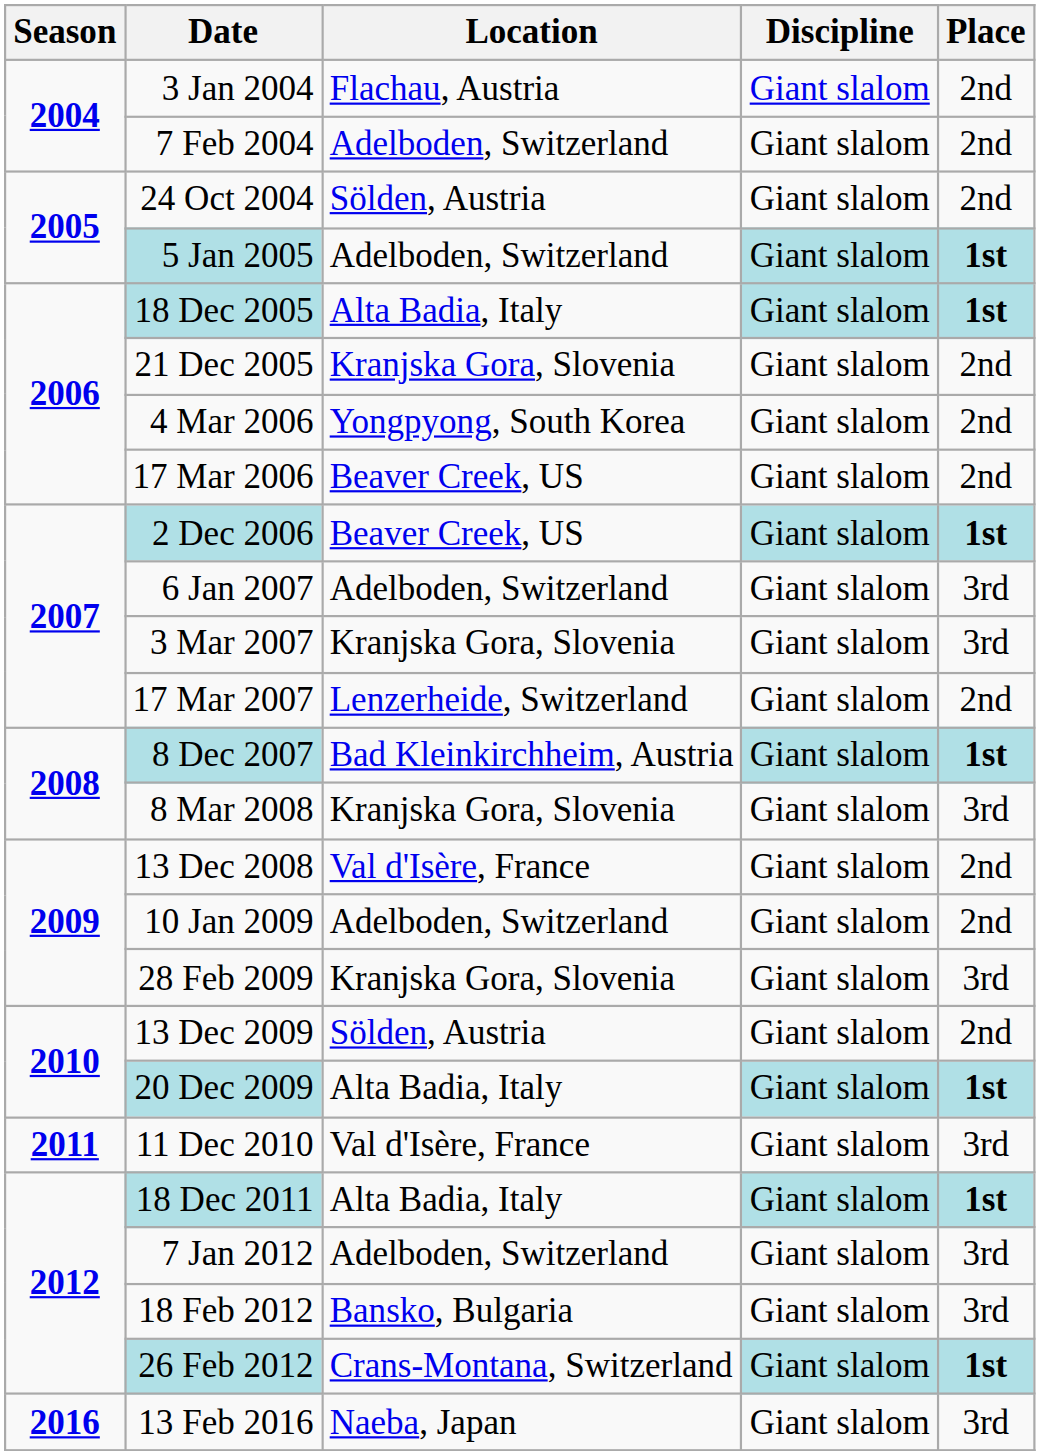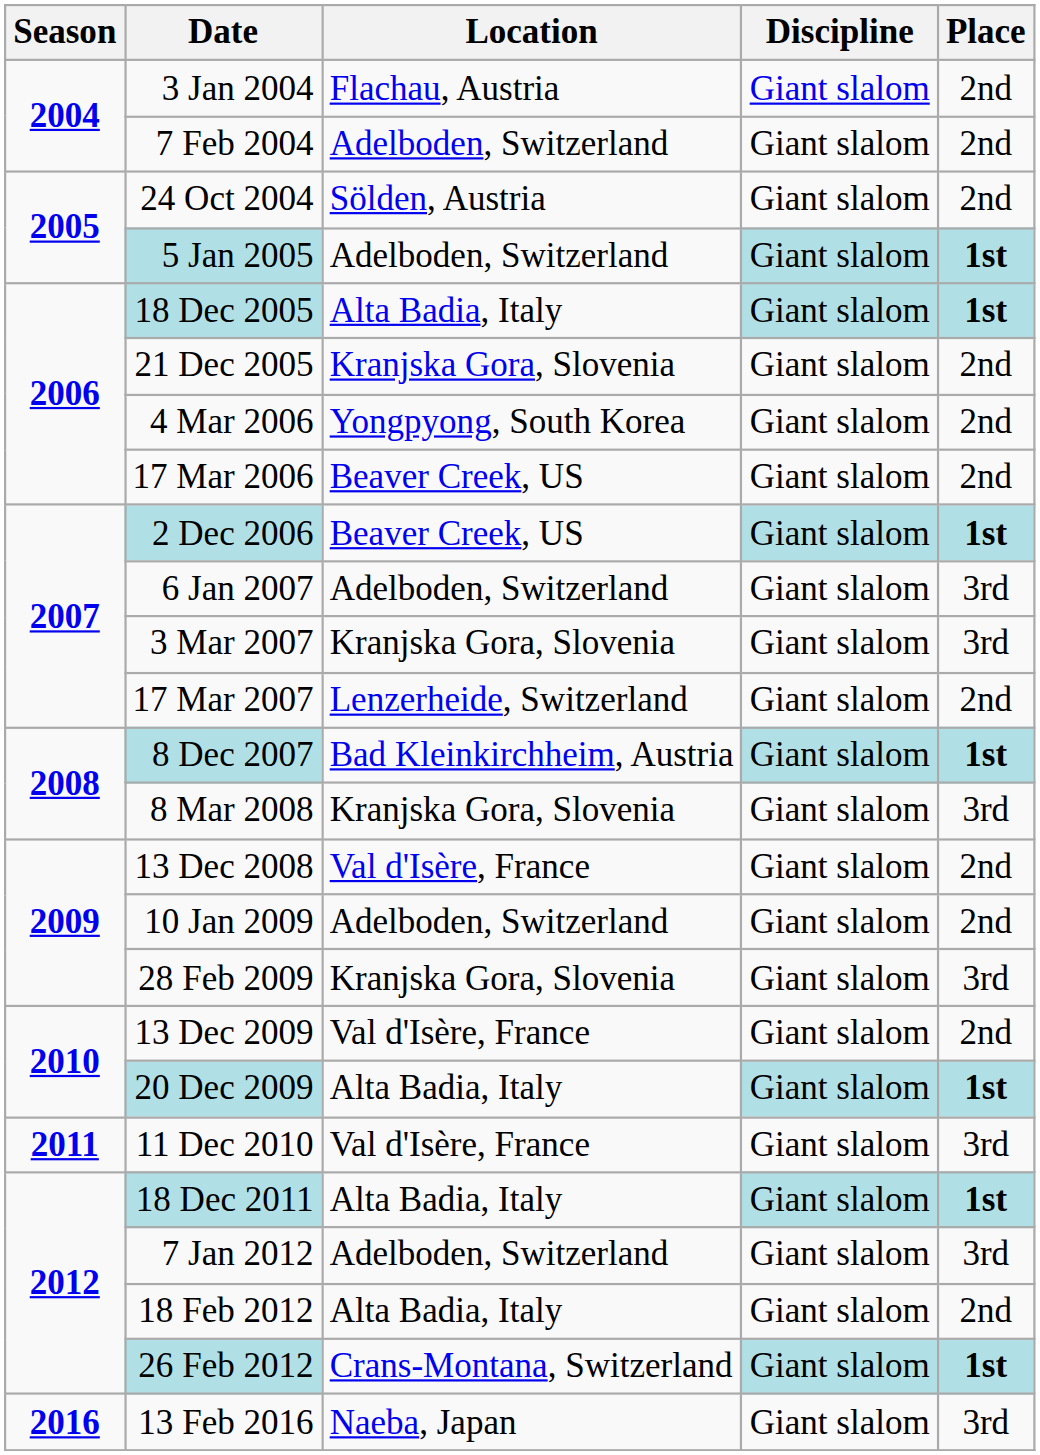(438, 1032) Sölden, Austria -> (460, 1032) Val d'Isère, France
(451, 1310) Bansko, Bulgaria -> (446, 1310) Alta Badia, Italy
(986, 1310) 3rd -> (986, 1310) 2nd
